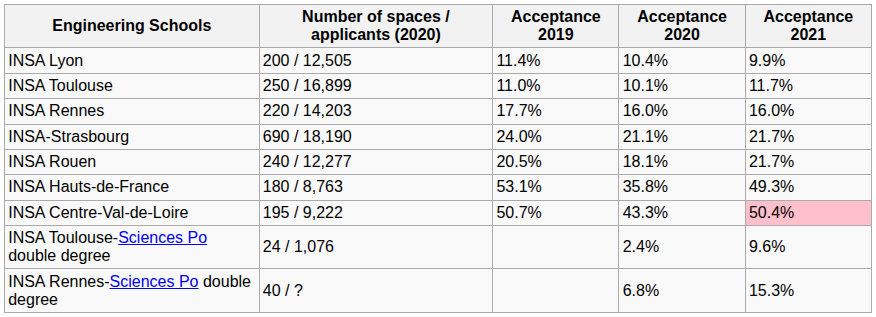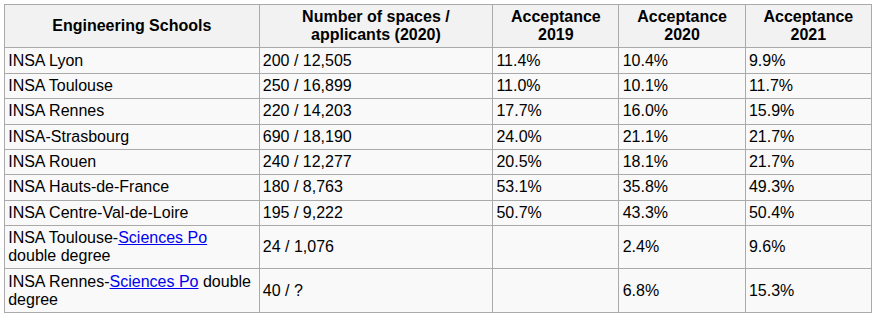(772, 111) 16.0% -> (772, 111) 15.9%
(772, 212) pink background -> (772, 212) no background
